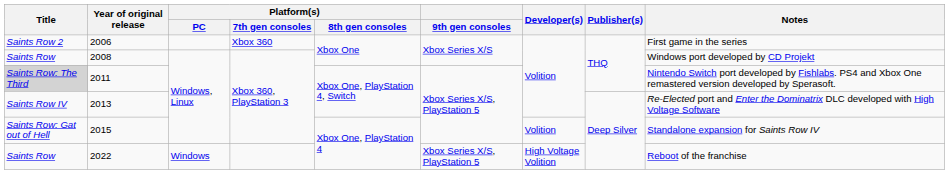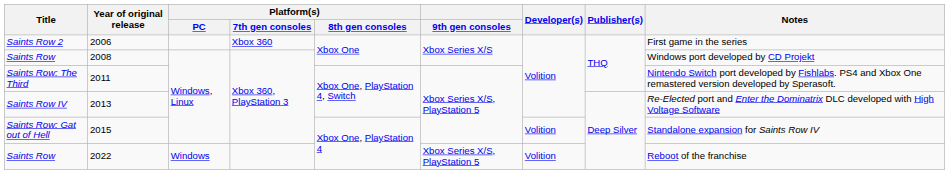(42, 78) lightgrey background -> (42, 78) no background
(552, 156) High Voltage Volition -> (540, 156) Volition
